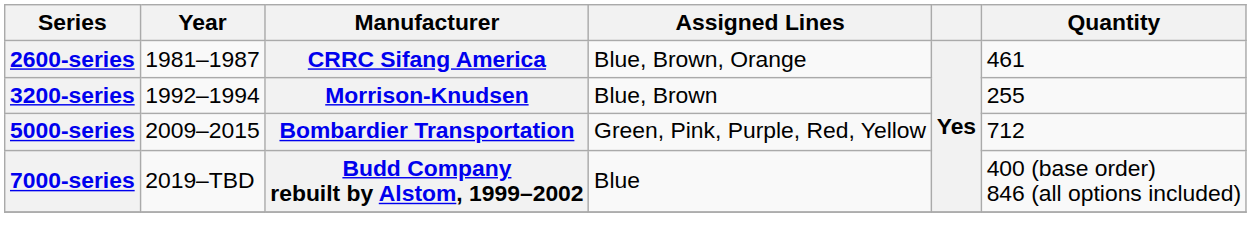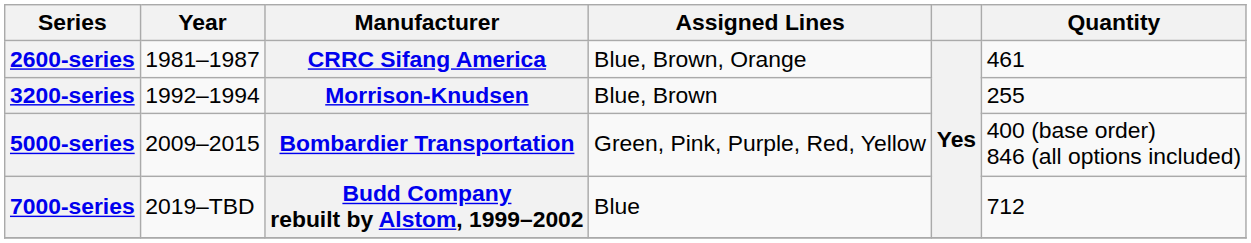(1006, 131) 712 -> (1114, 144) 400 (base order) 846 (all options included)
(1114, 180) 400 (base order) 846 (all options included) -> (1006, 206) 712
